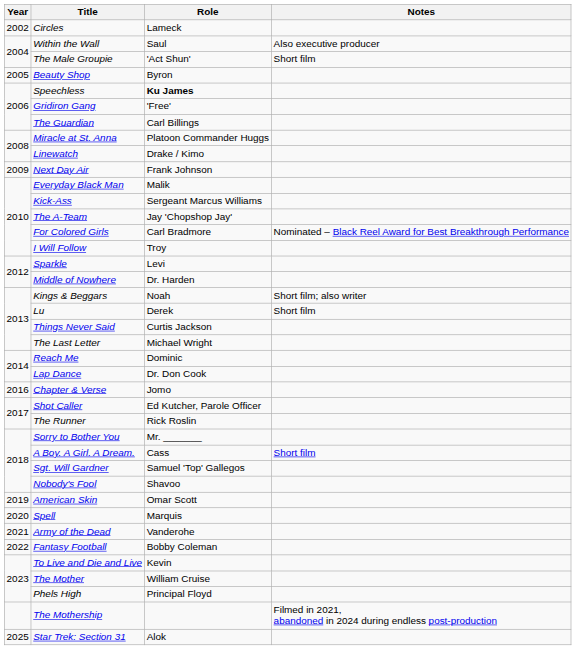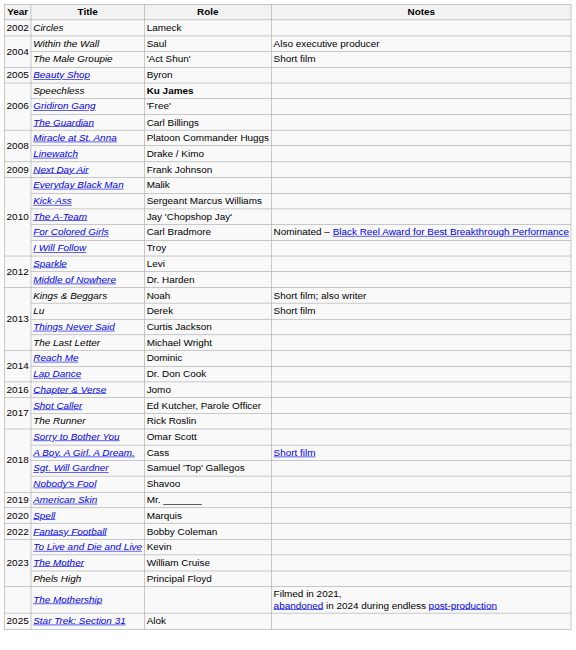(174, 437) Mr. _______ -> (172, 437) Omar Scott
(172, 500) Omar Scott -> (174, 500) Mr. _______
- row: (72, 531)
